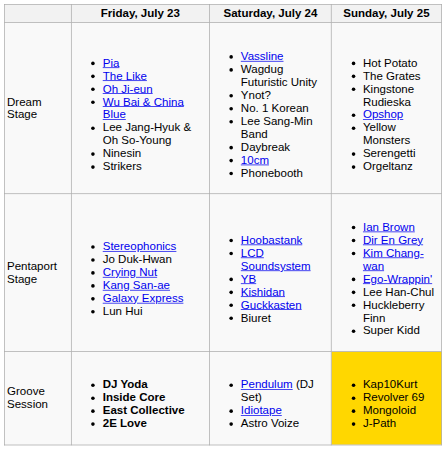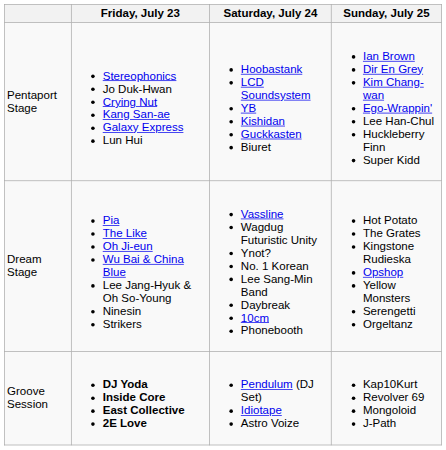rows swapped: (32, 272) <-> (24, 108)
(386, 405) gold background -> (386, 405) no background
